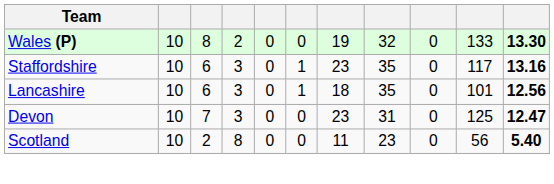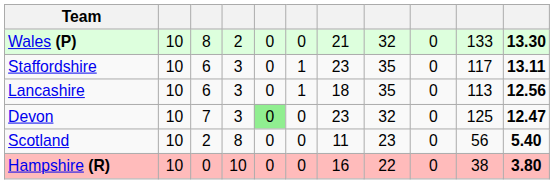(341, 41) 19 -> (341, 41) 21
(526, 66) 13.16 -> (526, 66) 13.11
(480, 91) 101 -> (480, 91) 113
(270, 116) no background -> (270, 116) lightgreen background
(387, 116) 31 -> (387, 116) 32
+ row: (59, 166)
